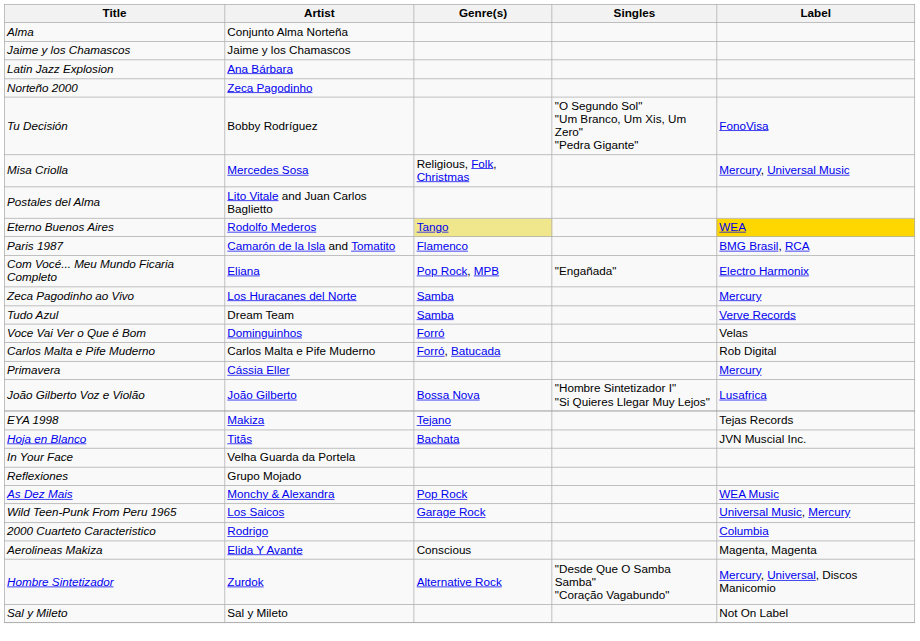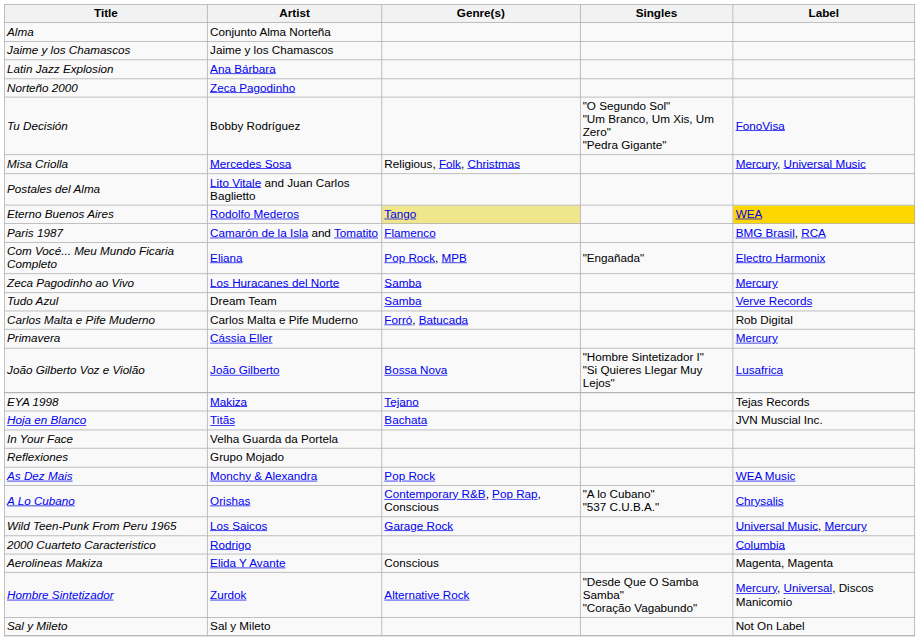- row: (77, 333)
+ row: (41, 501)
